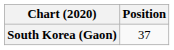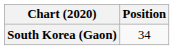(144, 34) 37 -> (144, 34) 34
